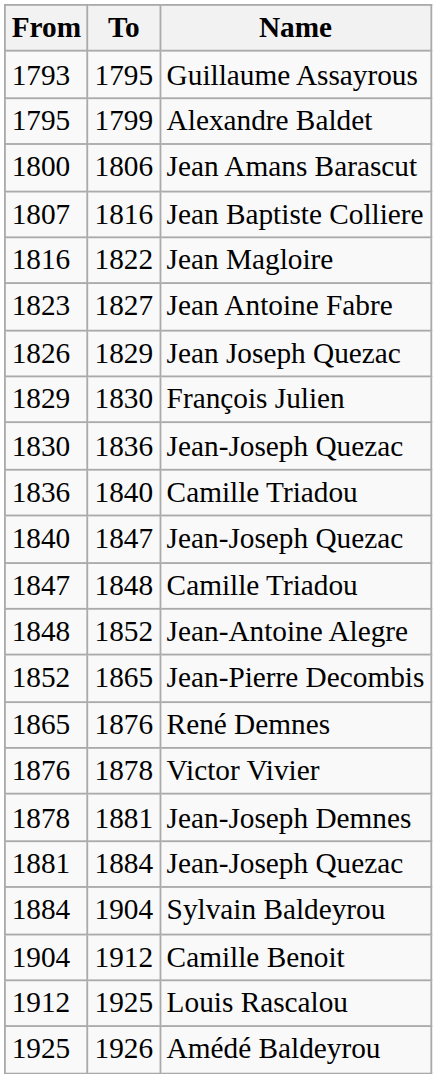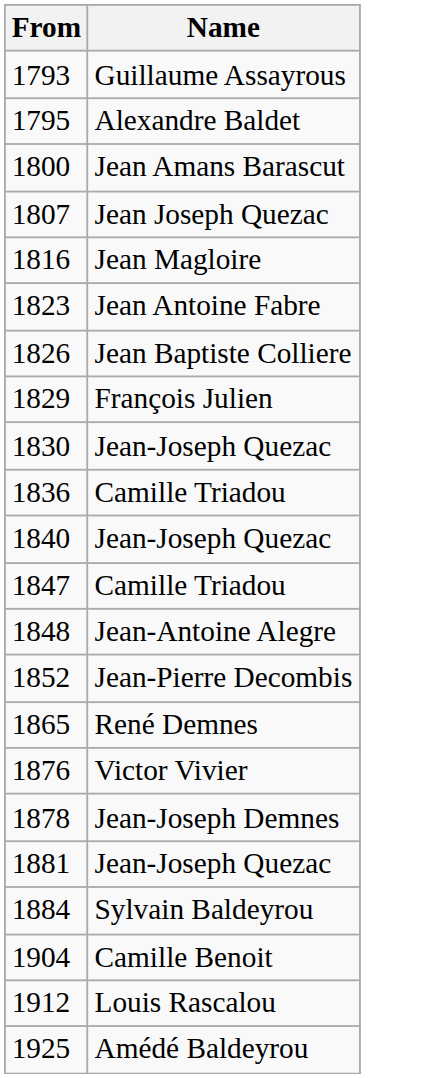- column: (124, 27)
(295, 213) Jean Baptiste Colliere -> (212, 213) Jean Joseph Quezac
(284, 352) Jean Joseph Quezac -> (223, 352) Jean Baptiste Colliere
